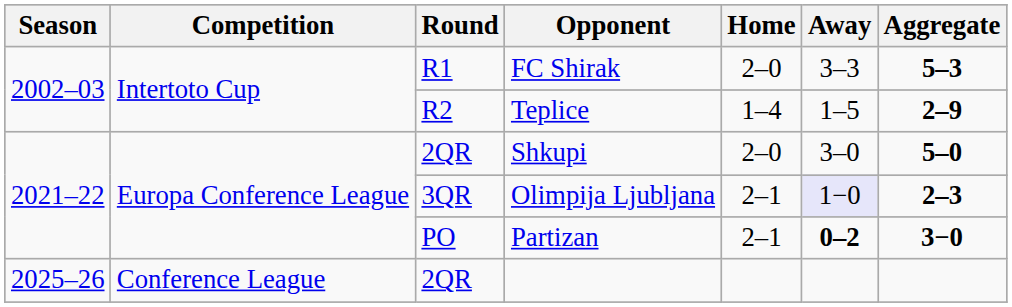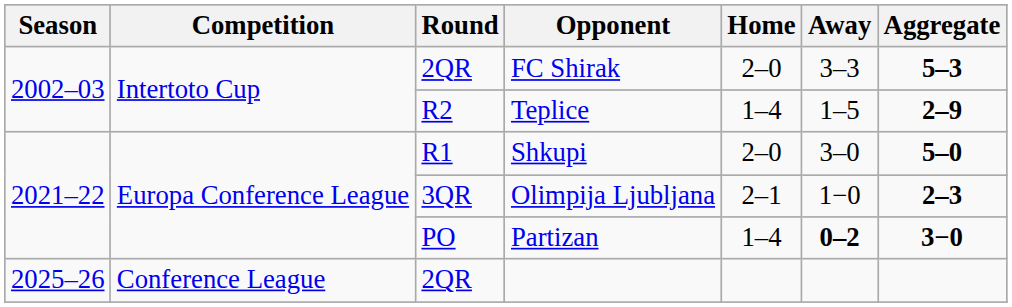(437, 68) R1 -> (447, 68) 2QR
(447, 152) 2QR -> (437, 152) R1
(840, 195) lavender background -> (840, 195) no background
(762, 237) 2–1 -> (762, 237) 1–4
